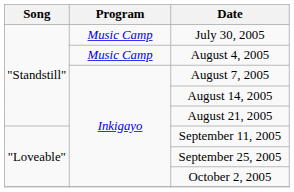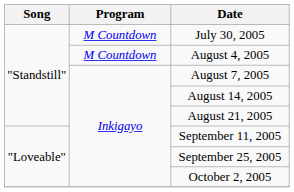(120, 34) Music Camp -> (120, 34) M Countdown
(120, 55) Music Camp -> (120, 55) M Countdown
